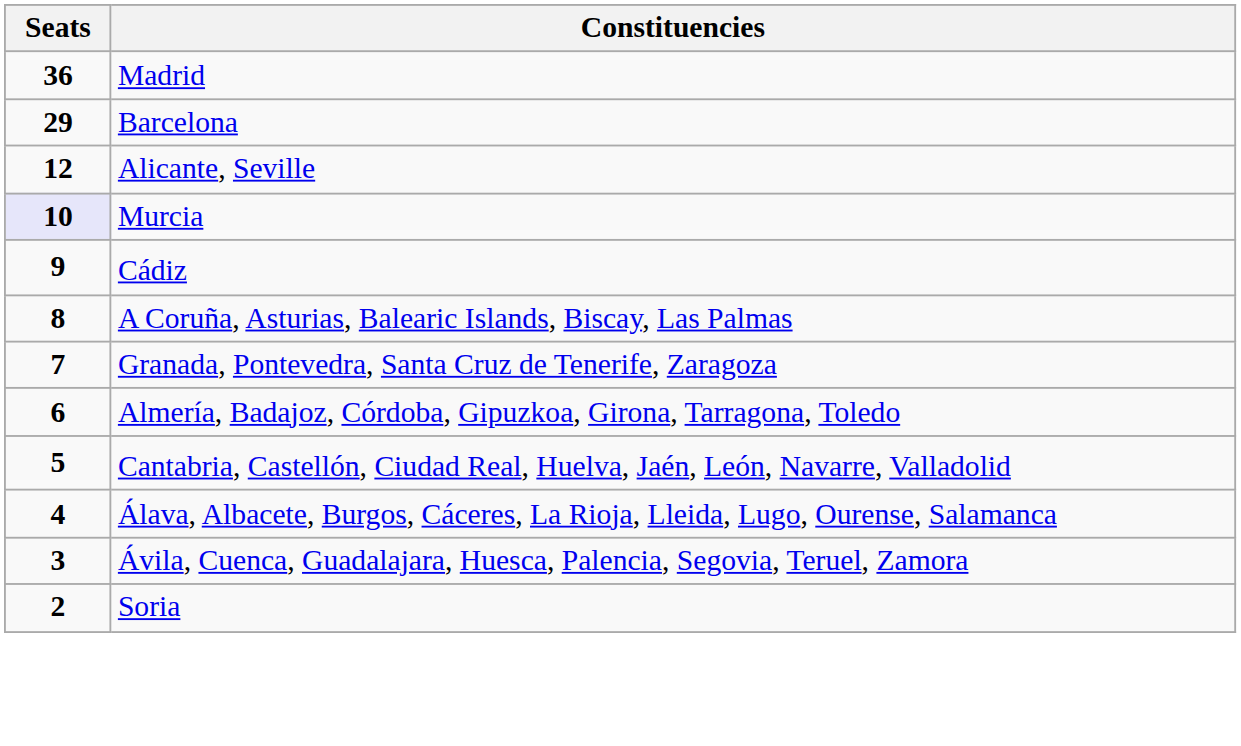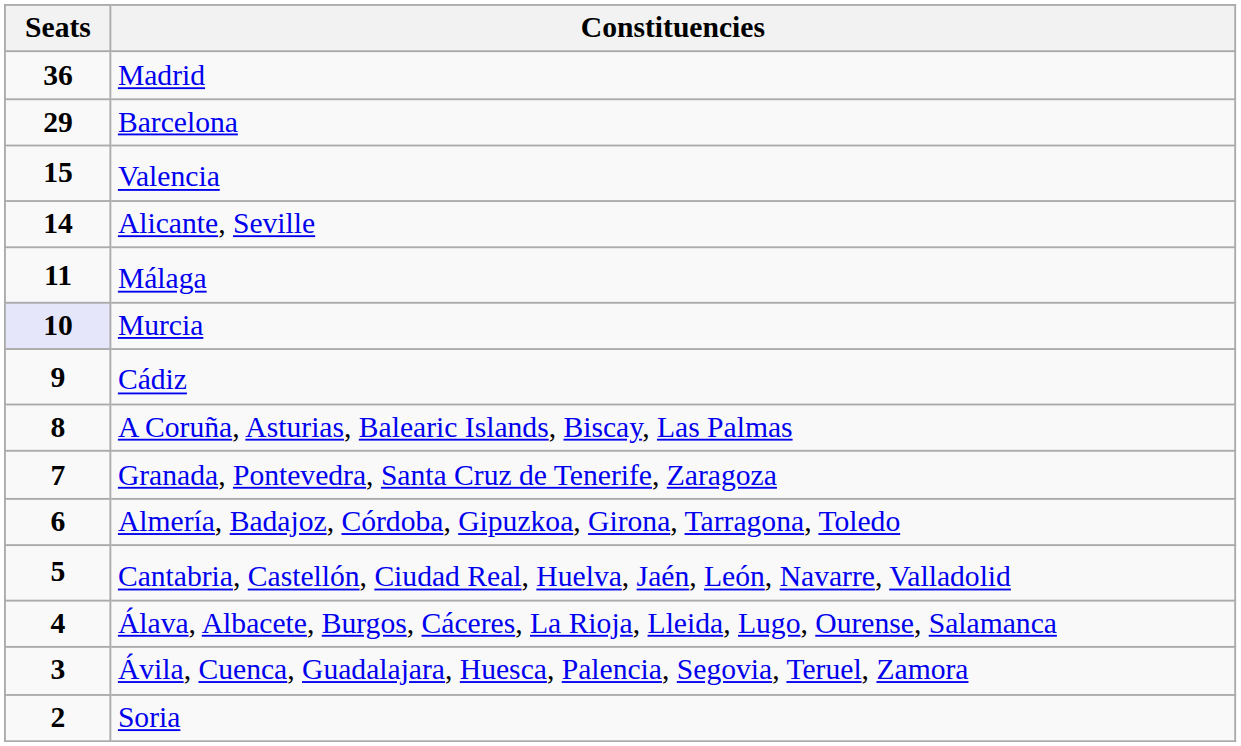+ row: (169, 176)
(58, 168) 12 -> (58, 223) 14
+ row: (162, 278)
